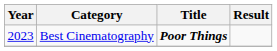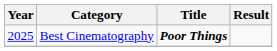(21, 35) 2023 -> (21, 35) 2025
